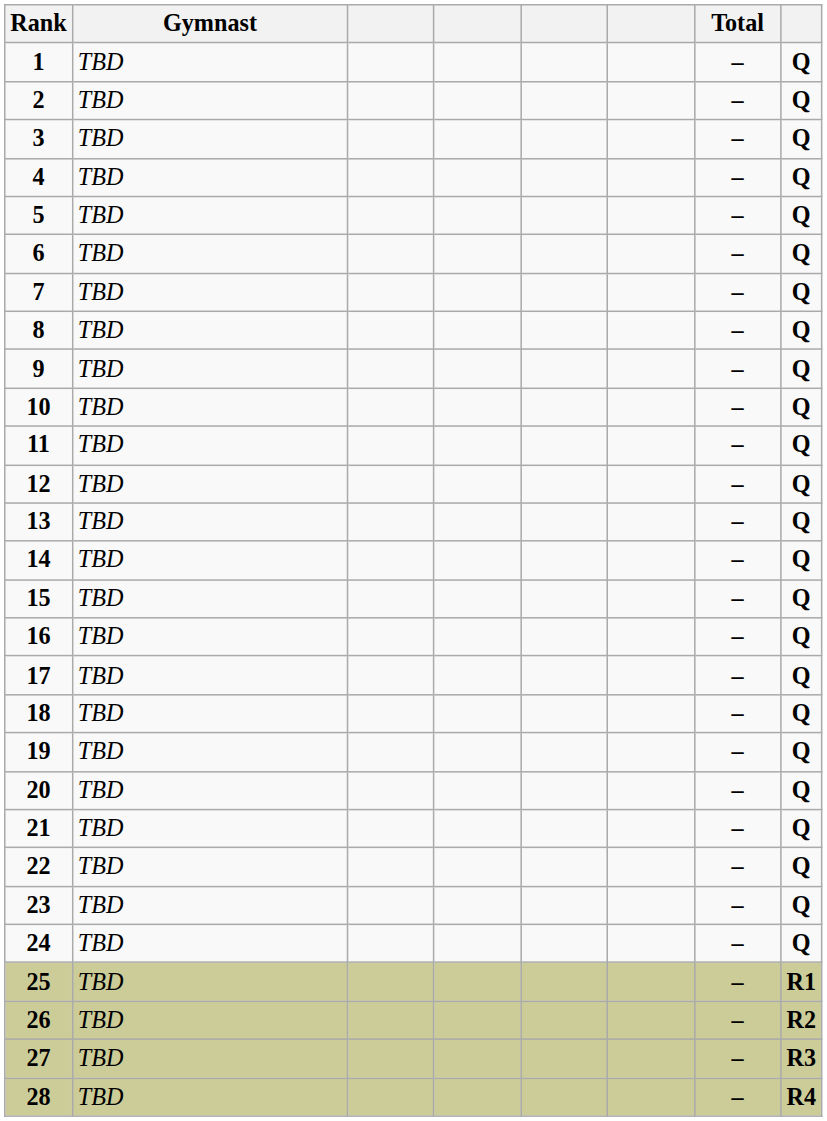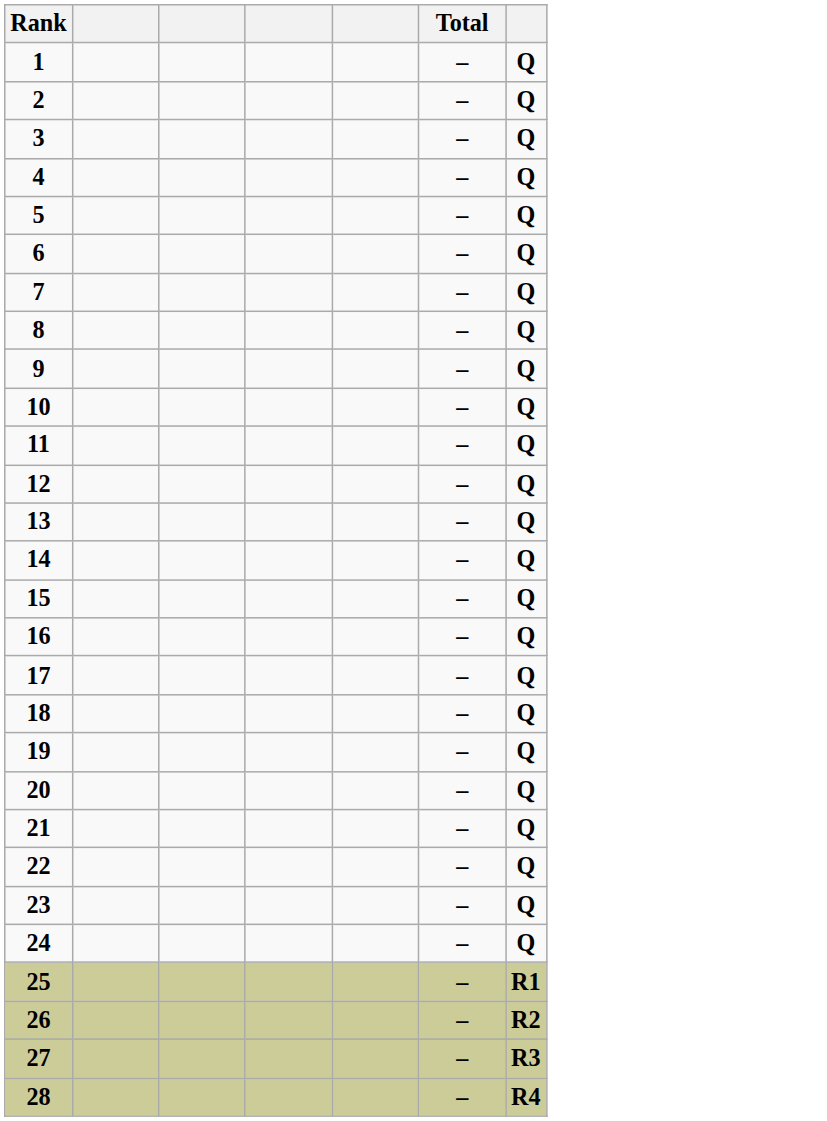- column: (210, 23)
